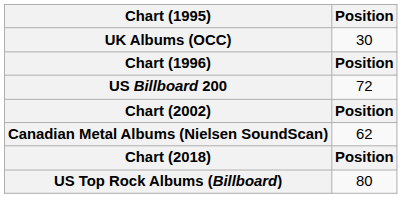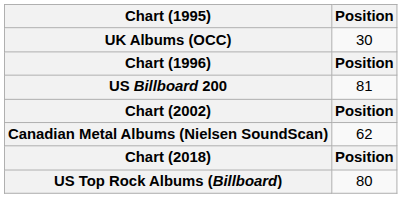(364, 87) 72 -> (364, 87) 81
